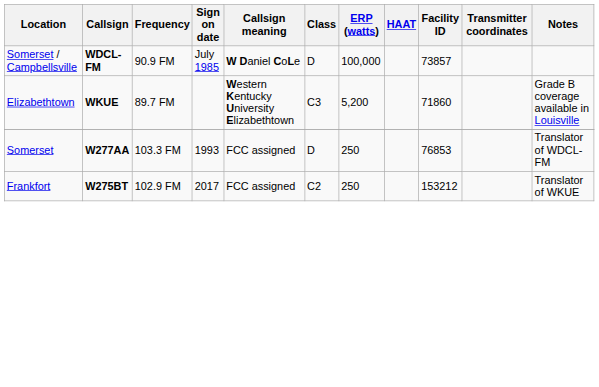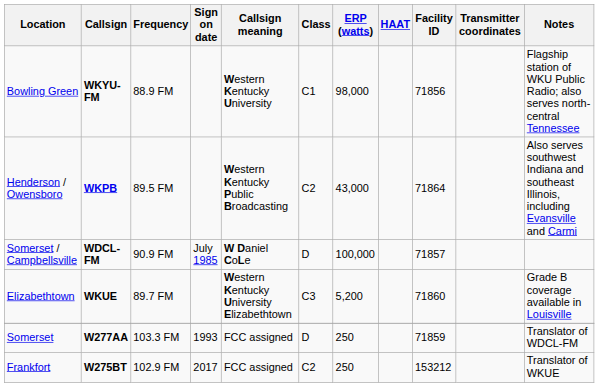+ row: (43, 91)
+ row: (36, 188)
(436, 60) 73857 -> (430, 254) 71857
(436, 150) 76853 -> (430, 338) 71859
